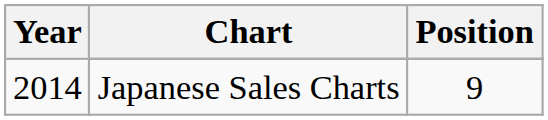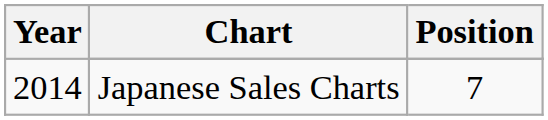(475, 86) 9 -> (475, 86) 7
